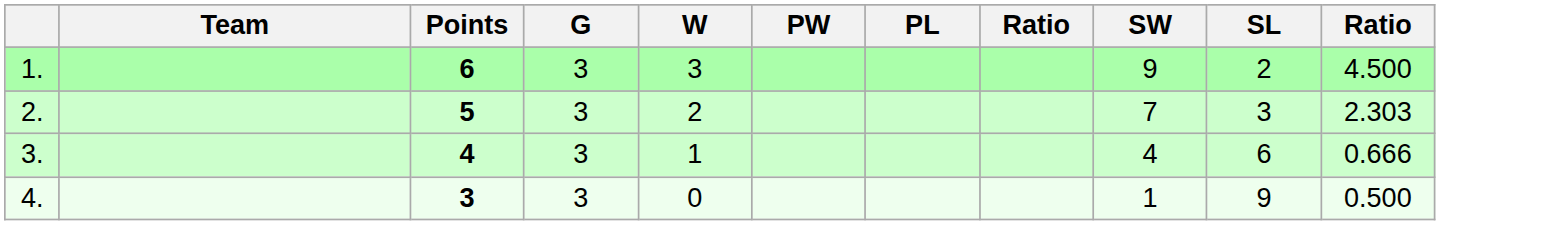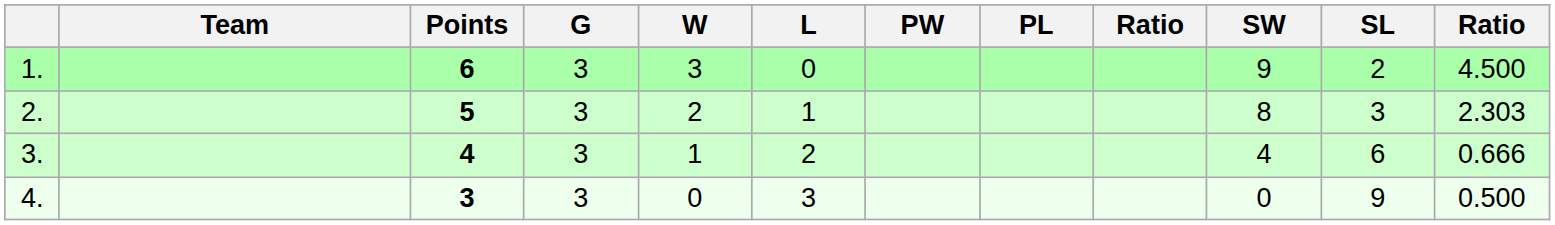+ column: (809, 25)
(1150, 111) 7 -> (1264, 111) 8
(1150, 197) 1 -> (1264, 197) 0
